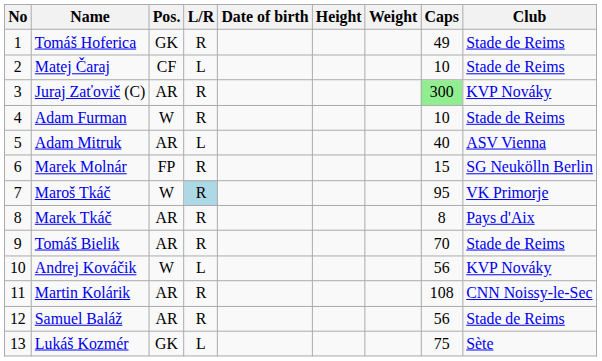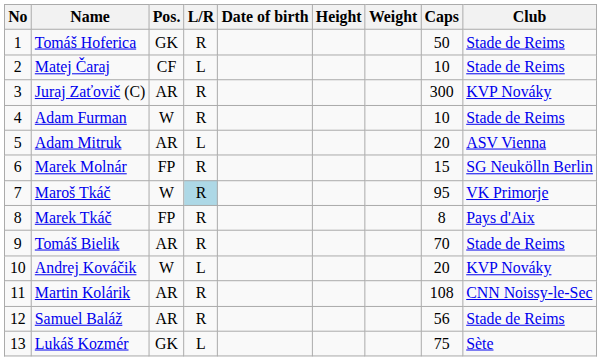(442, 42) 49 -> (442, 42) 50
(442, 92) lightgreen background -> (442, 92) no background
(442, 142) 40 -> (442, 142) 20
(167, 218) AR -> (167, 218) FP
(442, 268) 56 -> (442, 268) 20
